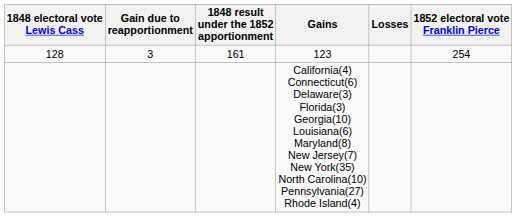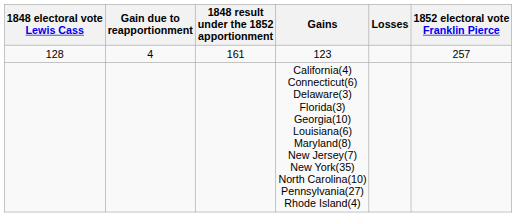(150, 54) 3 -> (150, 54) 4
(461, 54) 254 -> (461, 54) 257
